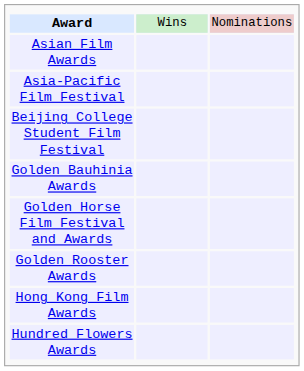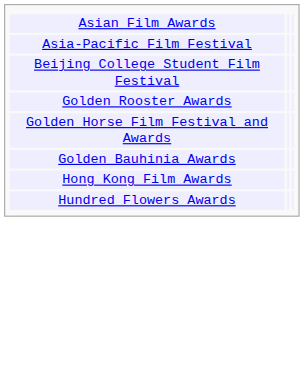- row: (72, 24)
rows swapped: (72, 179) <-> (72, 269)
